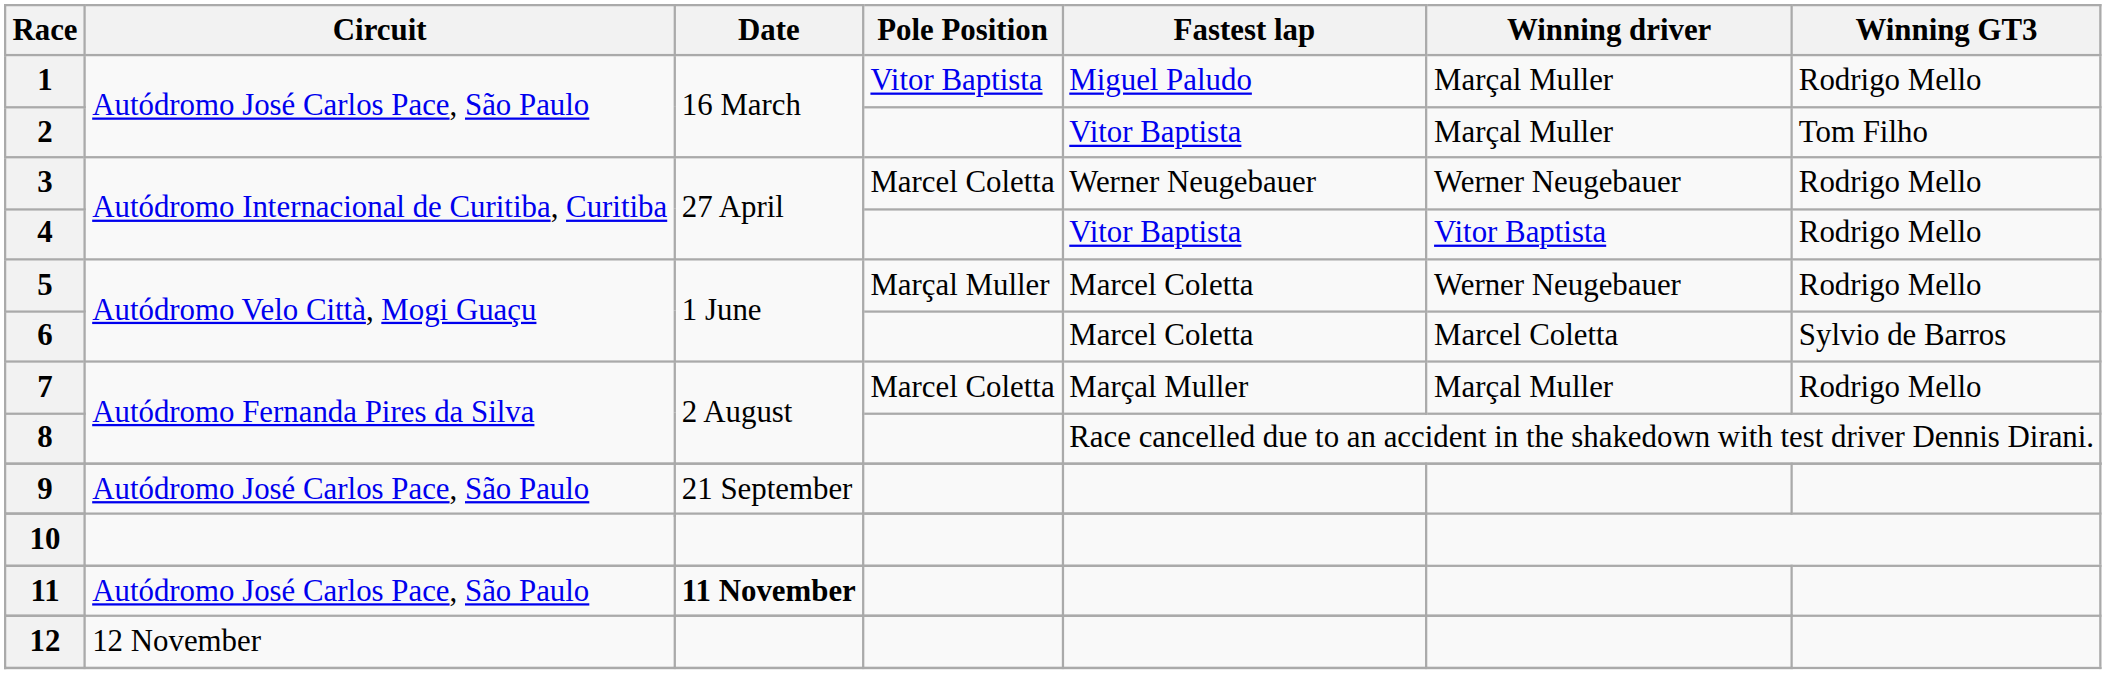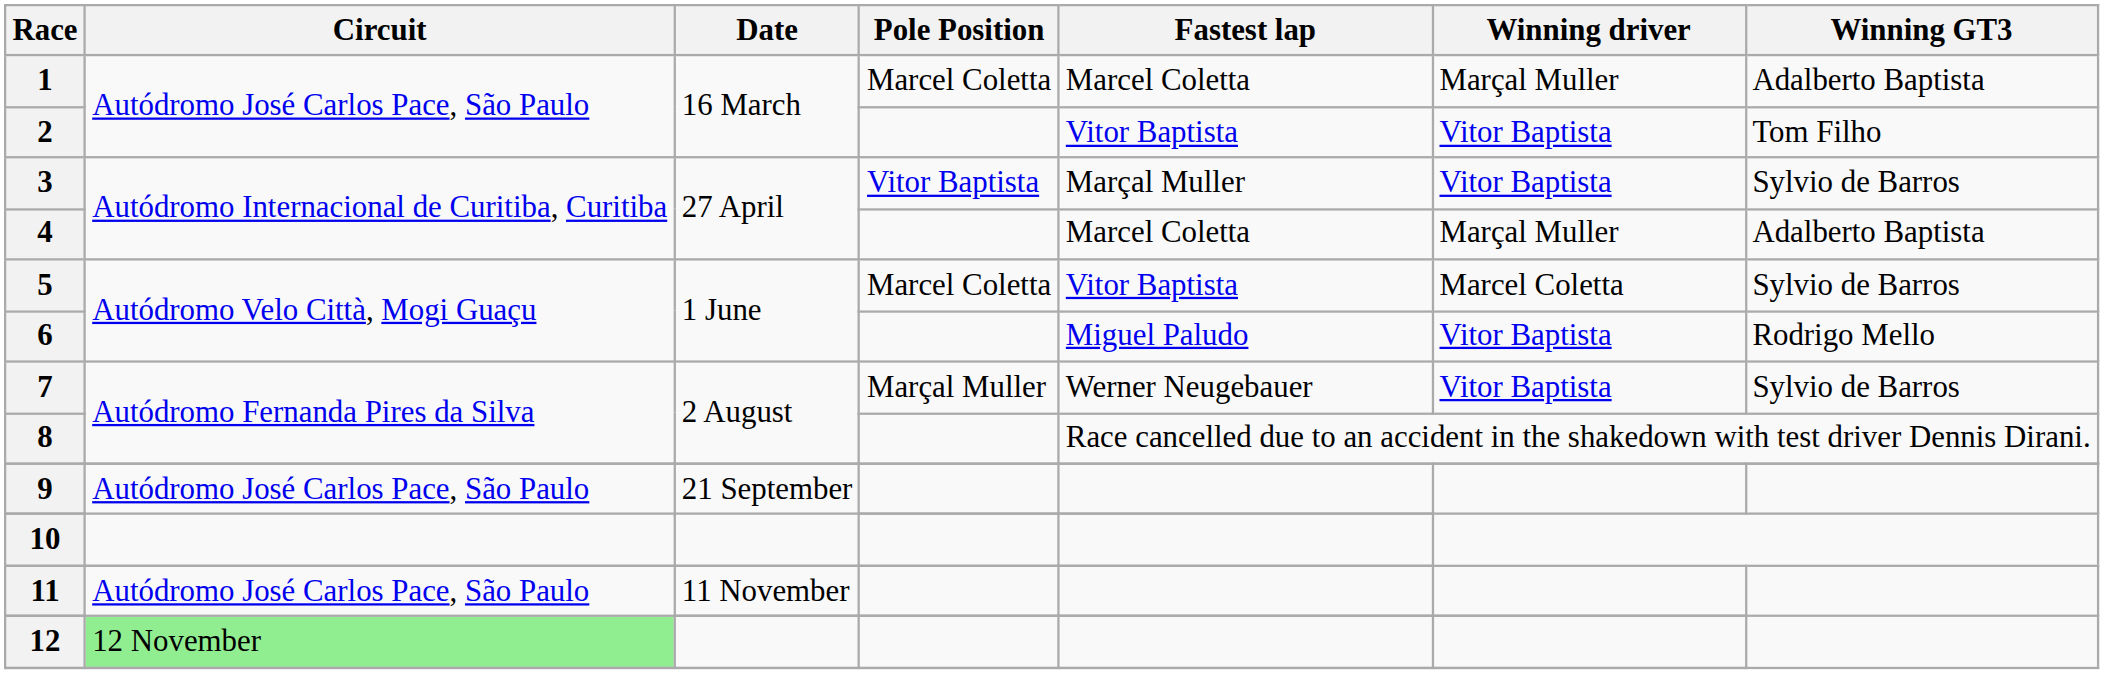(956, 80) Vitor Baptista -> (959, 80) Marcel Coletta
(1161, 80) Miguel Paludo -> (1158, 80) Marcel Coletta
(1890, 80) Rodrigo Mello -> (1869, 80) Adalberto Baptista
(1524, 131) Marçal Muller -> (1526, 131) Vitor Baptista
(963, 182) Marcel Coletta -> (953, 182) Vitor Baptista
(1193, 182) Werner Neugebauer -> (1155, 182) Marçal Muller
(1557, 182) Werner Neugebauer -> (1526, 182) Vitor Baptista
(1890, 182) Rodrigo Mello -> (1856, 182) Sylvio de Barros
(1155, 233) Vitor Baptista -> (1158, 233) Marcel Coletta
(1520, 233) Vitor Baptista -> (1529, 233) Marçal Muller
(1890, 233) Rodrigo Mello -> (1869, 233) Adalberto Baptista
(960, 284) Marçal Muller -> (959, 284) Marcel Coletta
(1161, 284) Marcel Coletta -> (1152, 284) Vitor Baptista
(1557, 284) Werner Neugebauer -> (1532, 284) Marcel Coletta
(1890, 284) Rodrigo Mello -> (1856, 284) Sylvio de Barros
(1161, 335) Marcel Coletta -> (1157, 335) Miguel Paludo
(1526, 335) Marcel Coletta -> (1526, 335) Vitor Baptista
(1903, 335) Sylvio de Barros -> (1844, 335) Rodrigo Mello
(963, 386) Marcel Coletta -> (957, 386) Marçal Muller
(1159, 386) Marçal Muller -> (1189, 386) Werner Neugebauer
(1524, 386) Marçal Muller -> (1526, 386) Vitor Baptista
(1890, 386) Rodrigo Mello -> (1856, 386) Sylvio de Barros
(769, 589) bold -> (766, 589) normal
(177, 640) no background -> (177, 640) lightgreen background
